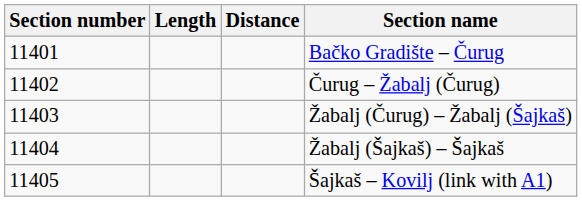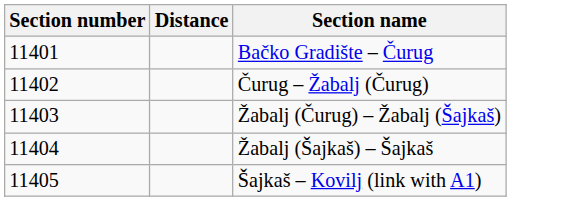- column: (185, 20)
